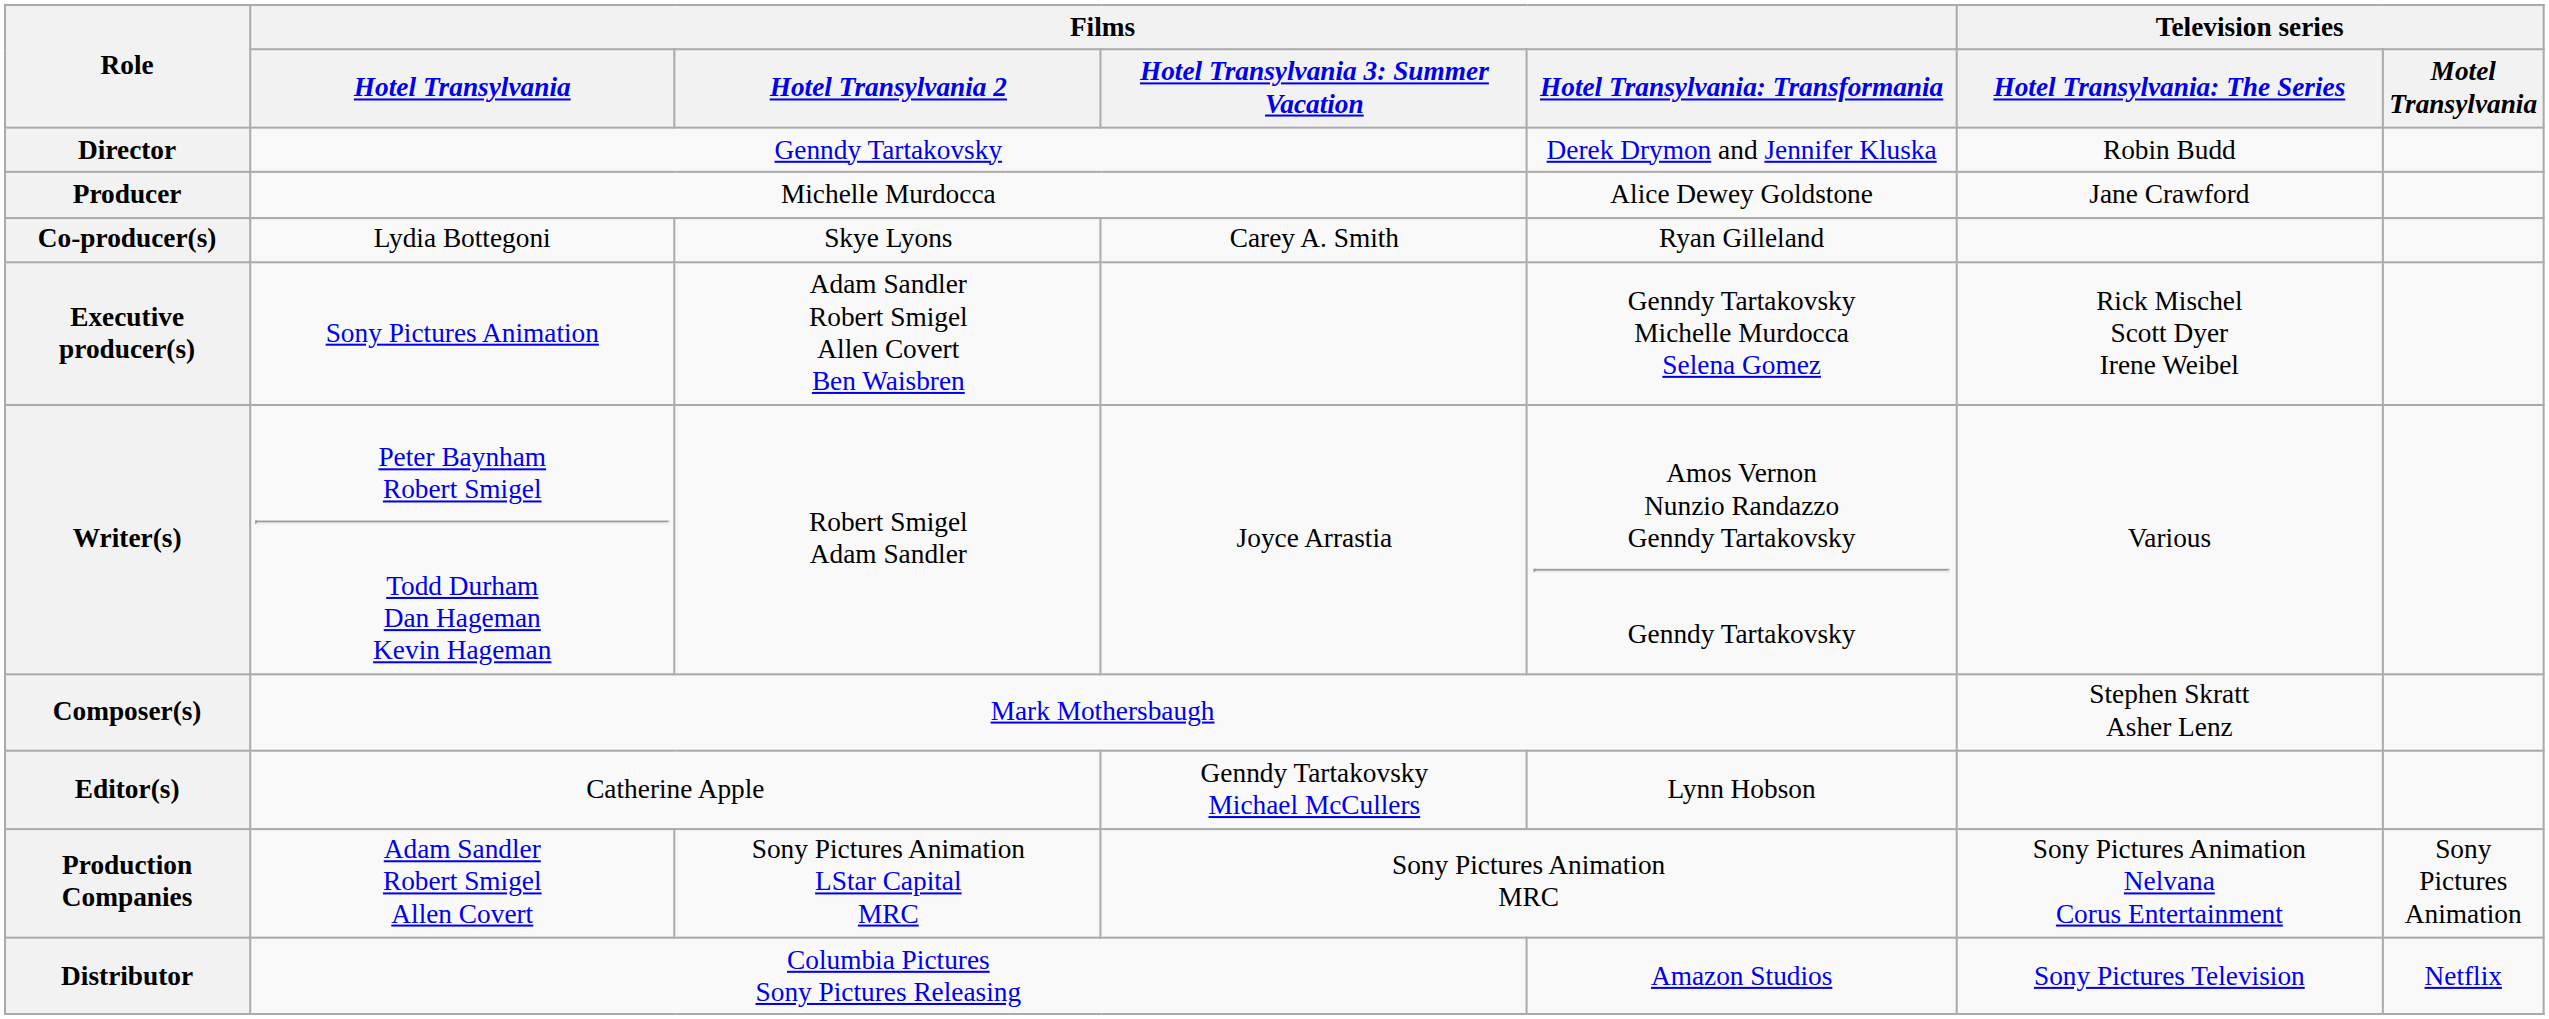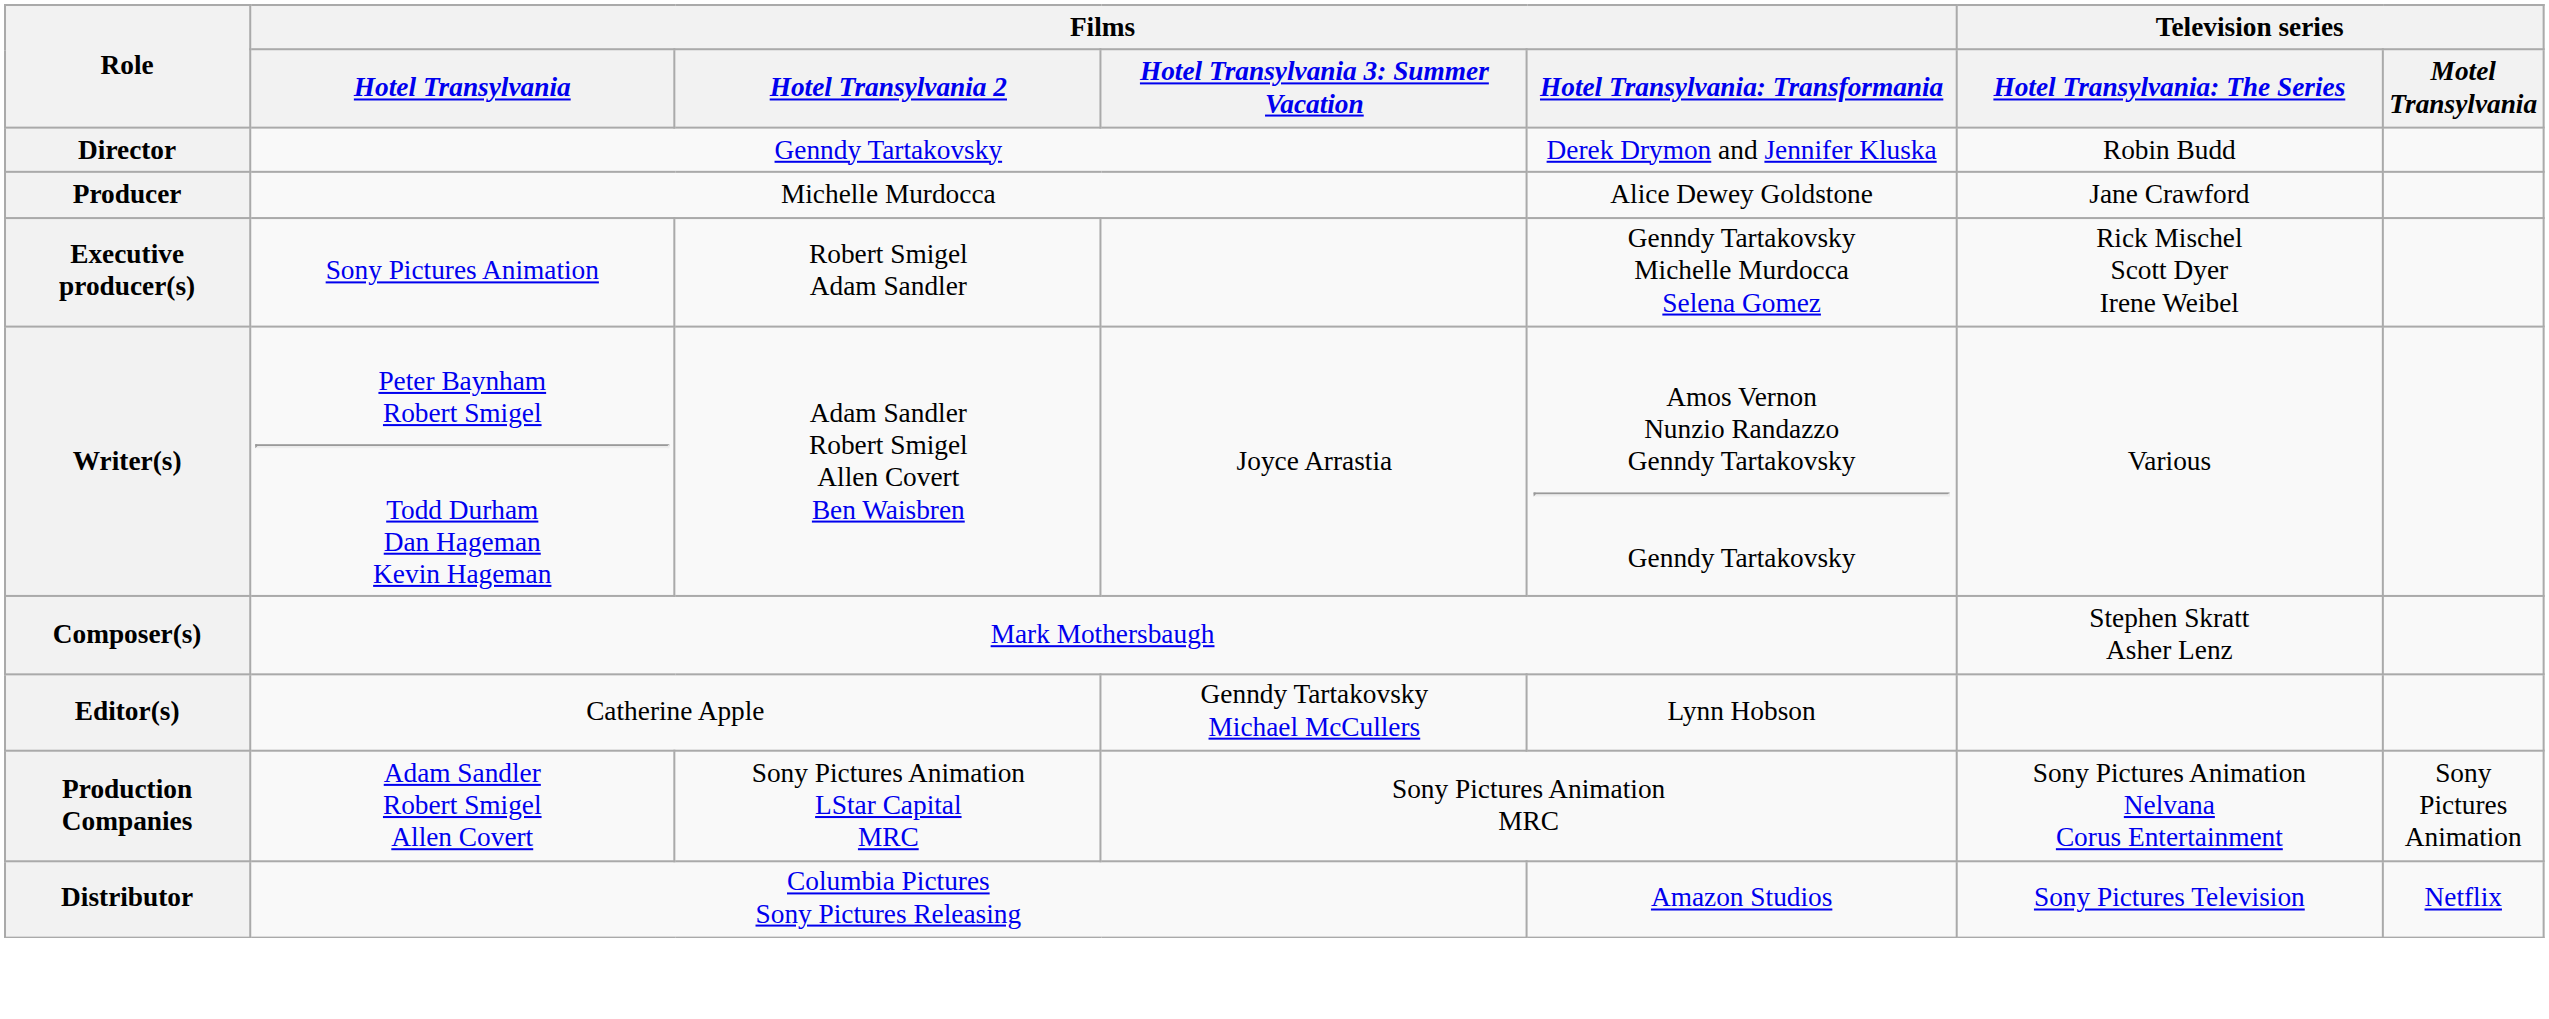- row: (127, 239)
(888, 332) Adam Sandler Robert Smigel Allen Covert Ben Waisbren -> (888, 271) Robert Smigel Adam Sandler
(888, 538) Robert Smigel Adam Sandler -> (888, 460) Adam Sandler Robert Smigel Allen Covert Ben Waisbren
